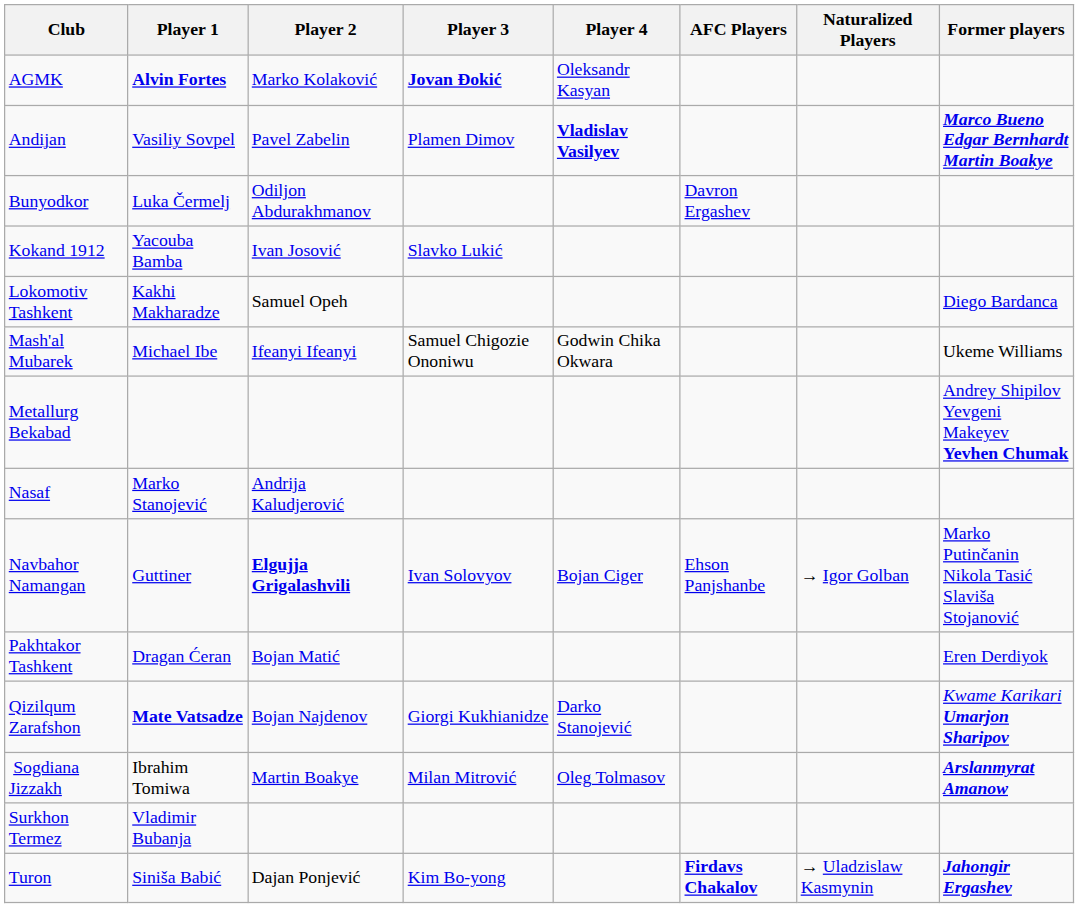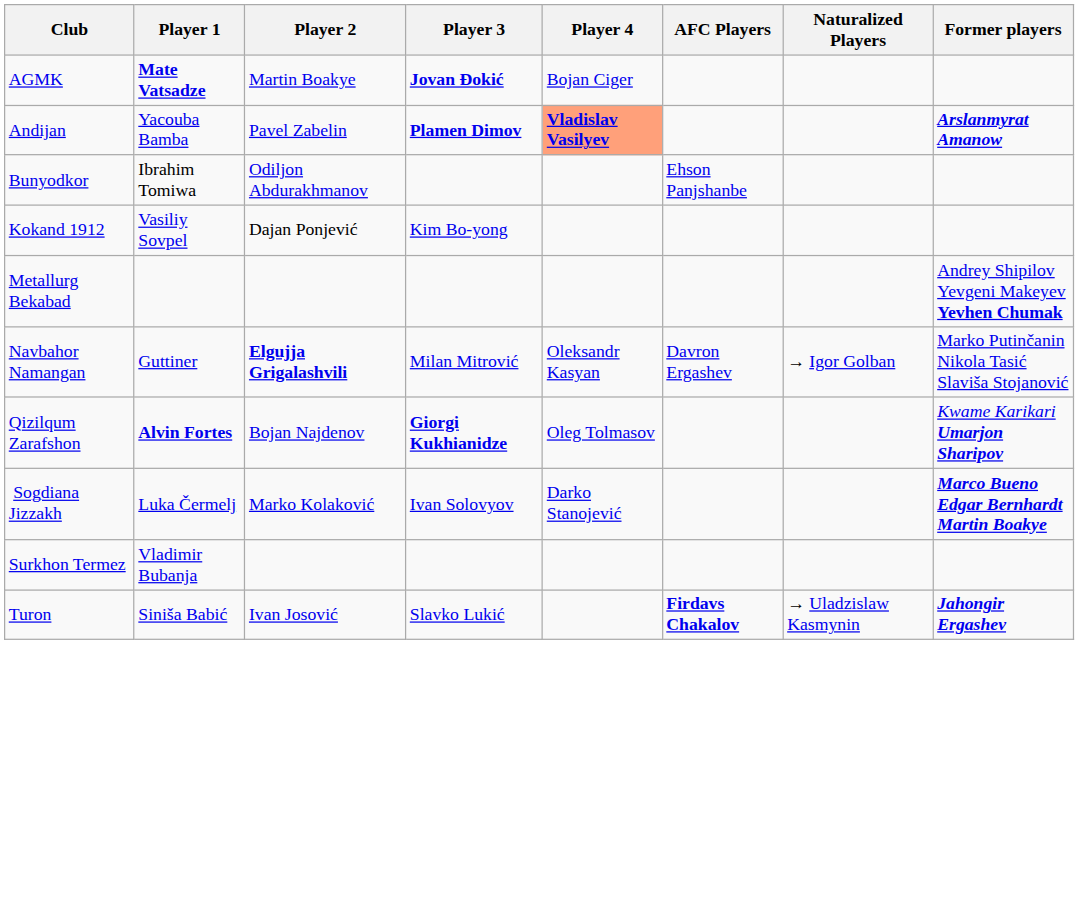(179, 80) Alvin Fortes -> (172, 80) Mate Vatsadze
(314, 80) Marko Kolaković -> (302, 80) Martin Boakye
(593, 80) Oleksandr Kasyan -> (590, 80) Bojan Ciger
(184, 140) Vasiliy Sovpel -> (169, 130) Yacouba Bamba
(461, 140) normal -> (466, 130) bold
(592, 140) no background -> (582, 130) lightsalmon background
(1006, 140) Marco Bueno Edgar Bernhardt Martin Boakye -> (983, 130) Arslanmyrat Amanow
(181, 201) Luka Čermelj -> (167, 180) Ibrahim Tomiwa
(717, 201) Davron Ergashev -> (707, 180) Ehson Panjshanbe
(163, 251) Yacouba Bamba -> (163, 230) Vasiliy Sovpel
(296, 251) Ivan Josović -> (303, 230) Dajan Ponjević
(455, 251) Slavko Lukić -> (459, 230) Kim Bo-yong
- row: (48, 301)
- row: (41, 351)
- row: (29, 493)
(460, 575) Ivan Solovyov -> (464, 362) Milan Mitrović
(600, 575) Bojan Ciger -> (583, 362) Oleksandr Kasyan
(725, 575) Ehson Panjshanbe -> (699, 362) Davron Ergashev
- row: (45, 656)
(188, 717) Mate Vatsadze -> (185, 433) Alvin Fortes
(478, 717) normal -> (459, 433) bold
(594, 717) Darko Stanojević -> (601, 433) Oleg Tolmasov
(161, 777) Ibrahim Tomiwa -> (187, 504) Luka Čermelj
(305, 777) Martin Boakye -> (312, 504) Marko Kolaković
(462, 777) Milan Mitrović -> (462, 504) Ivan Solovyov
(611, 777) Oleg Tolmasov -> (584, 504) Darko Stanojević
(989, 777) Arslanmyrat Amanow -> (1000, 504) Marco Bueno Edgar Bernhardt Martin Boakye
(306, 878) Dajan Ponjević -> (293, 614) Ivan Josović
(457, 878) Kim Bo-yong -> (457, 614) Slavko Lukić
